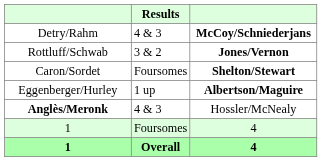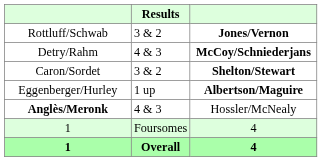rows swapped: (68, 32) <-> (68, 52)
(161, 70) Foursomes -> (148, 70) 3 & 2
